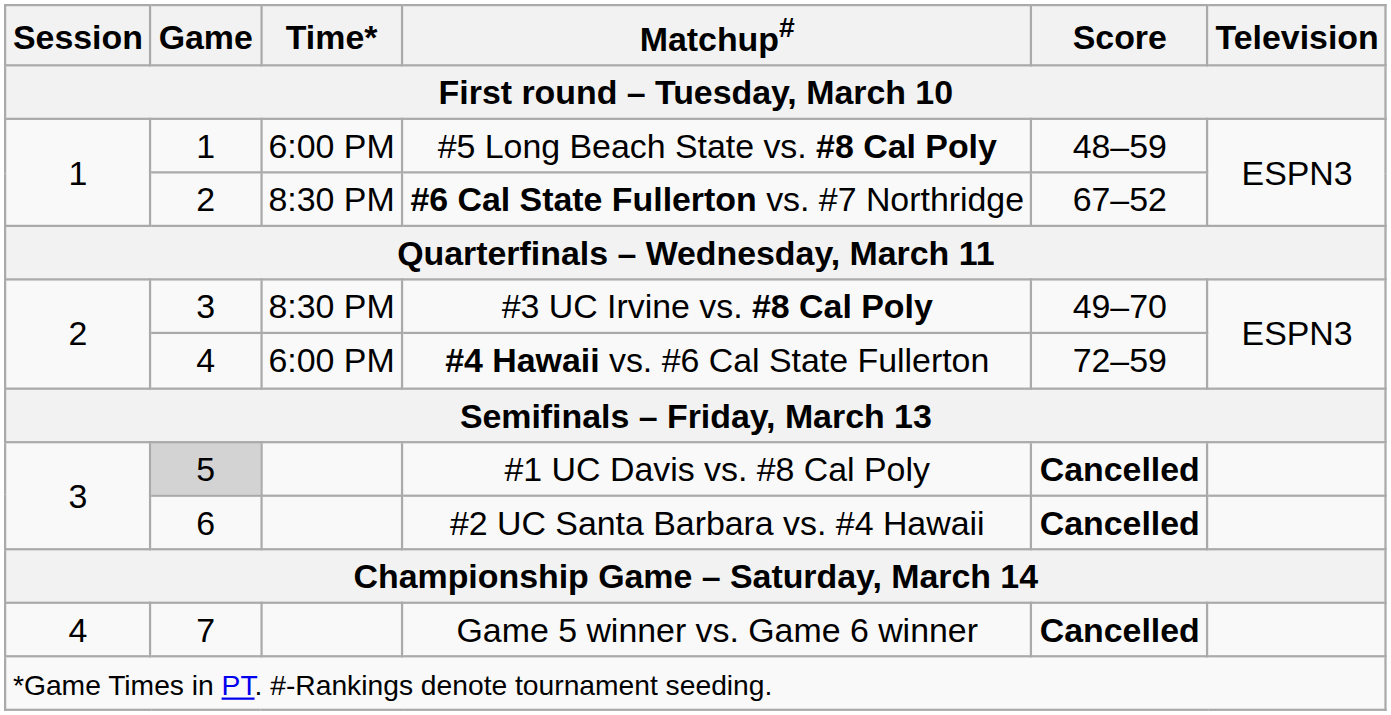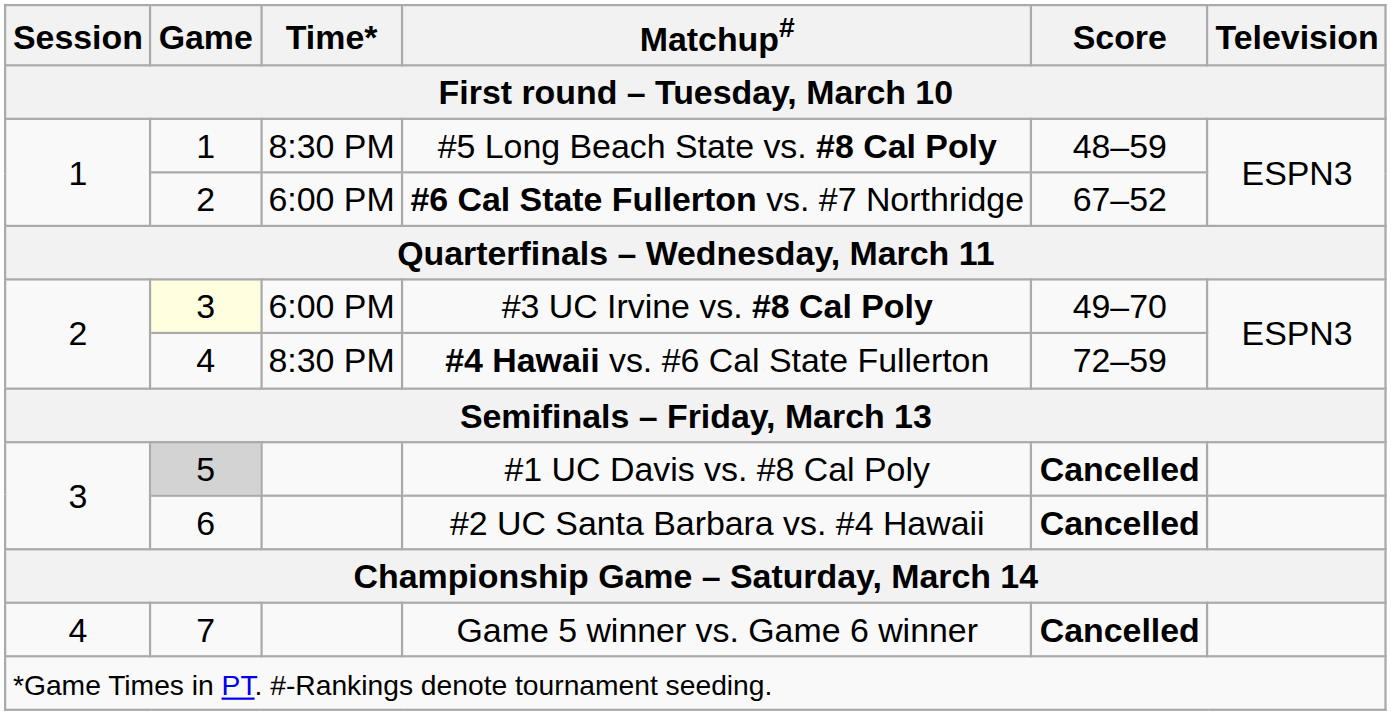(332, 146) 6:00 PM -> (332, 146) 8:30 PM
(332, 200) 8:30 PM -> (332, 200) 6:00 PM
(206, 307) no background -> (206, 307) lightyellow background
(332, 307) 8:30 PM -> (332, 307) 6:00 PM
(332, 361) 6:00 PM -> (332, 361) 8:30 PM
